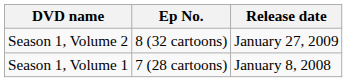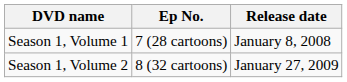rows swapped: (68, 64) <-> (68, 40)
